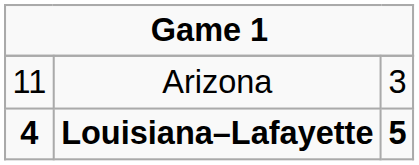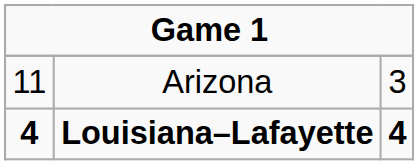(397, 133) 5 -> (397, 133) 4
